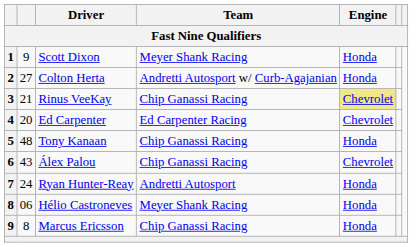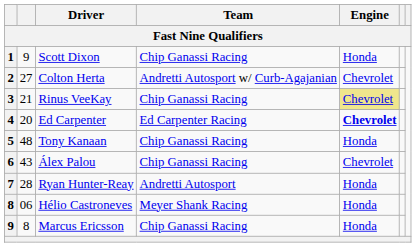(193, 57) Meyer Shank Racing -> (193, 57) Chip Ganassi Racing
(360, 78) Honda -> (368, 78) Chevrolet
(368, 120) normal -> (370, 120) bold
(26, 183) 24 -> (26, 183) 28
